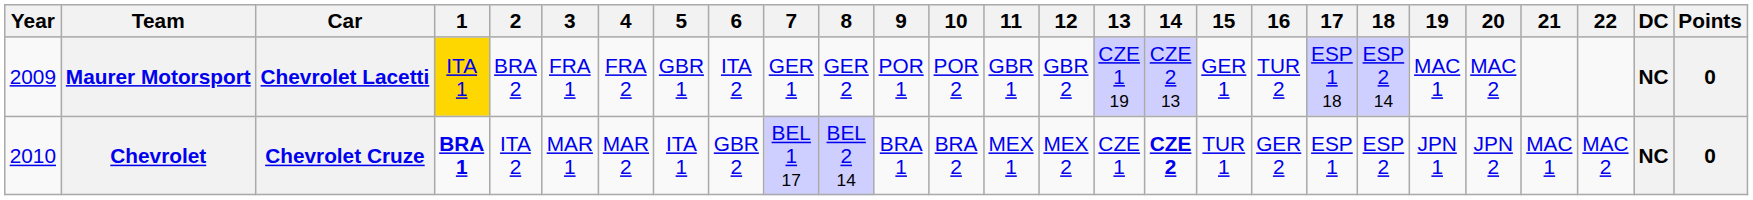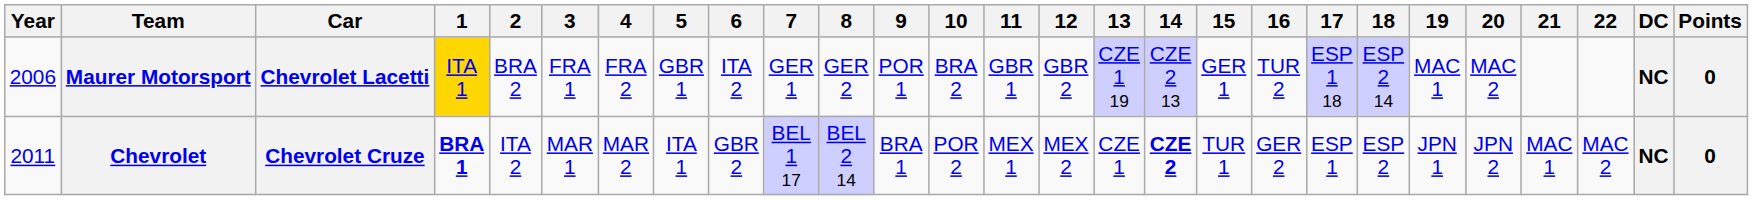(33, 77) 2009 -> (33, 77) 2006
(956, 77) POR 2 -> (956, 77) BRA 2
(33, 155) 2010 -> (33, 155) 2011
(956, 155) BRA 2 -> (956, 155) POR 2
